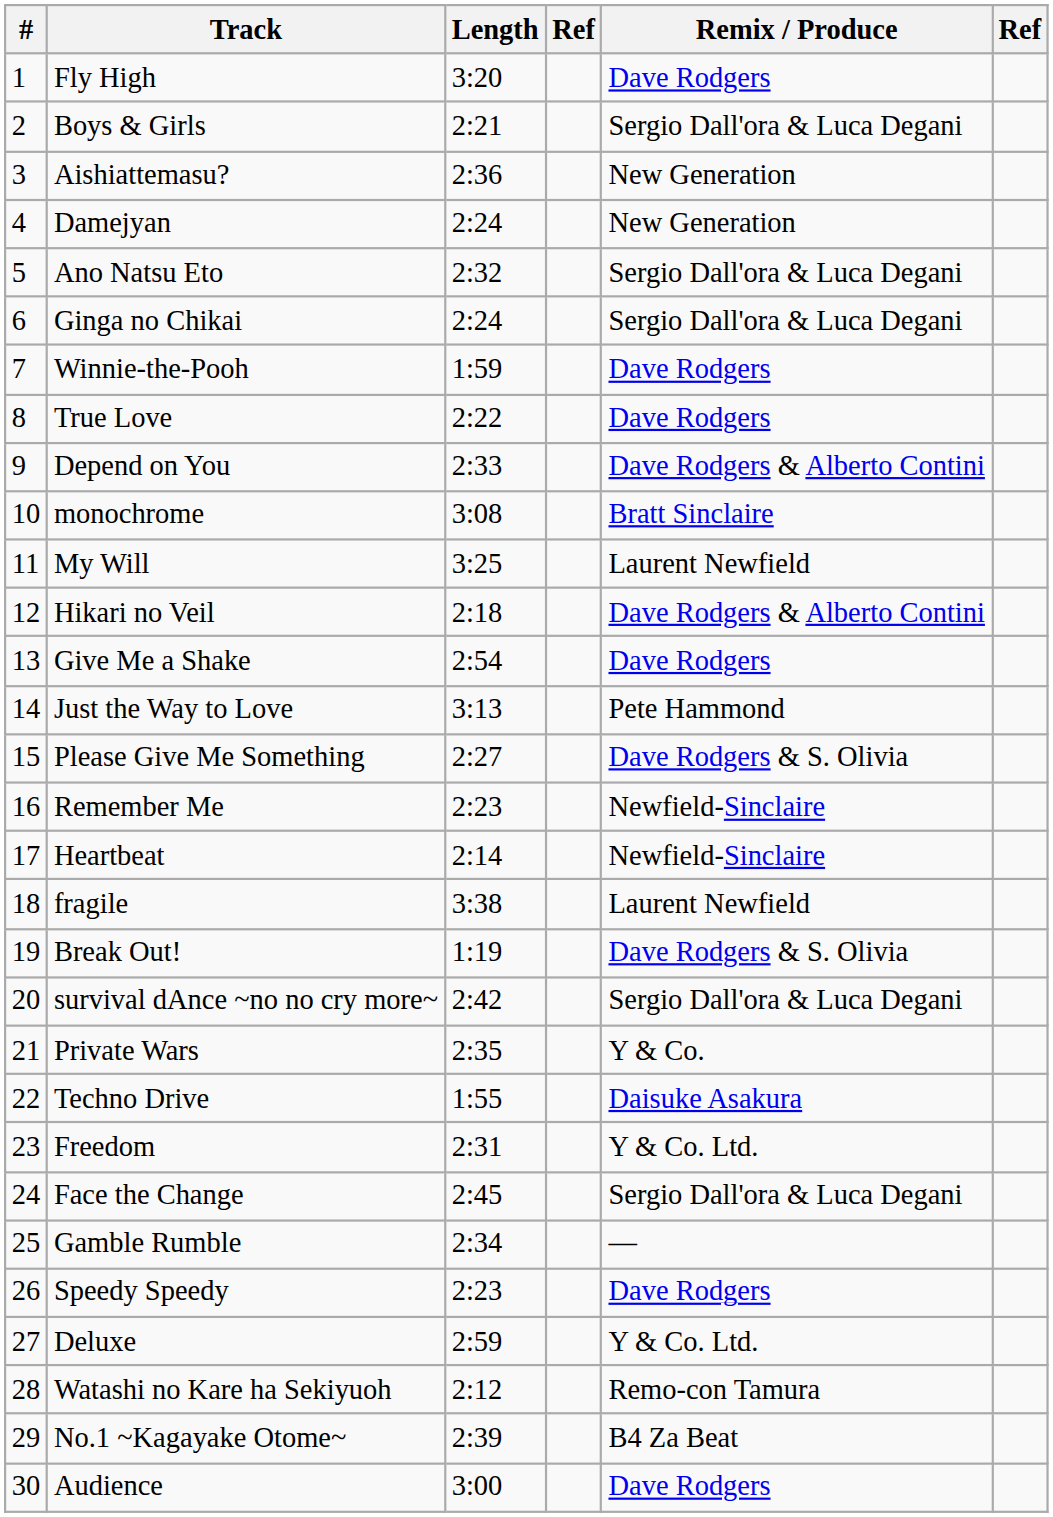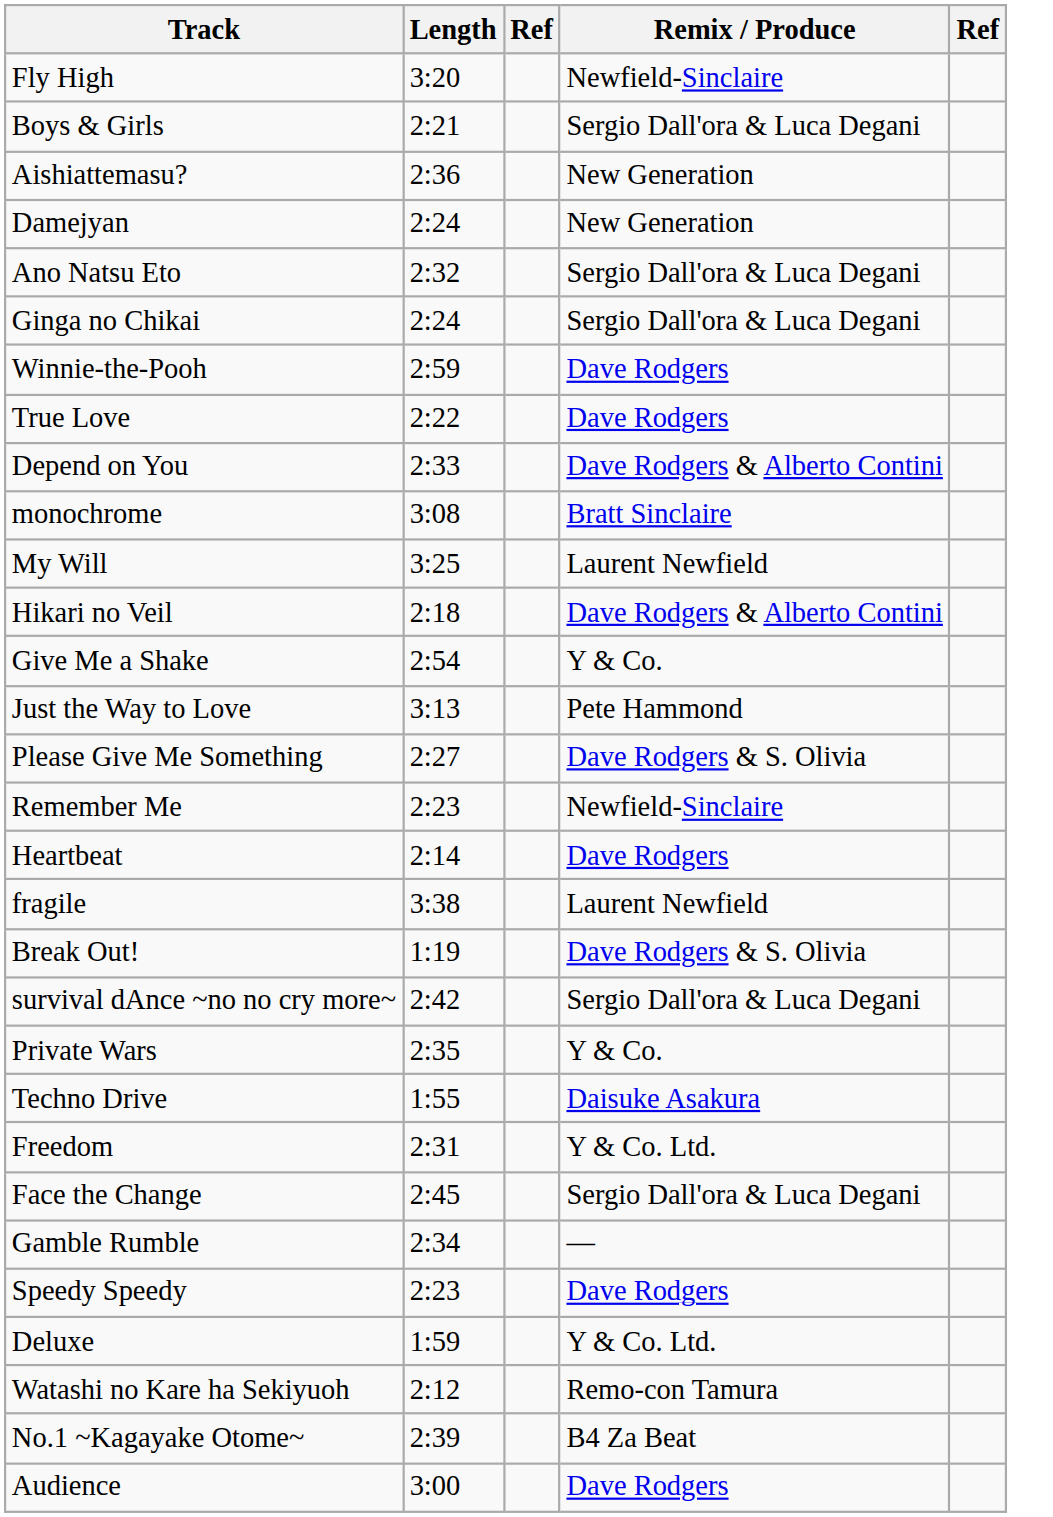- column: (26, 28)
(690, 77) Dave Rodgers -> (675, 77) Newfield-Sinclaire
(477, 368) 1:59 -> (435, 368) 2:59
(690, 660) Dave Rodgers -> (615, 660) Y & Co.
(717, 854) Newfield-Sinclaire -> (648, 854) Dave Rodgers
(477, 1340) 2:59 -> (435, 1340) 1:59
